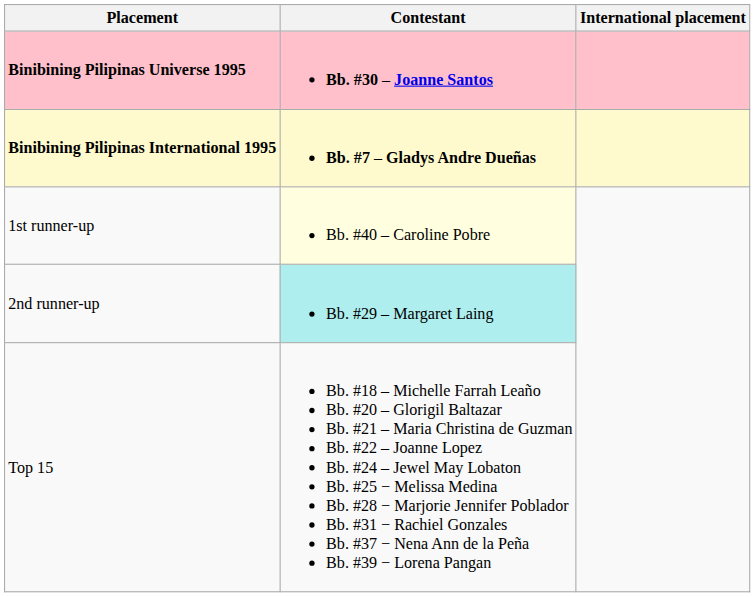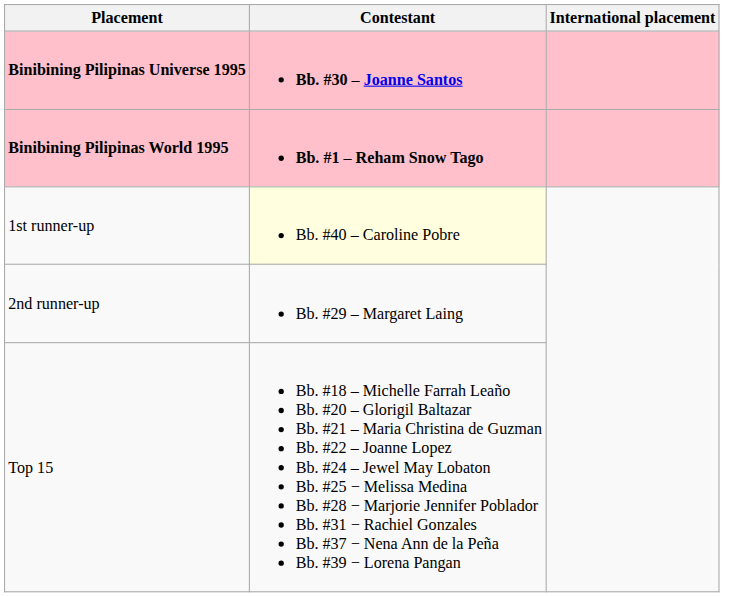+ row: (118, 148)
- row: (142, 148)
(428, 313) paleturquoise background -> (398, 313) no background
